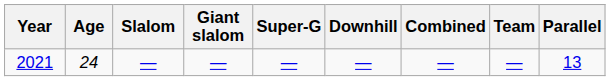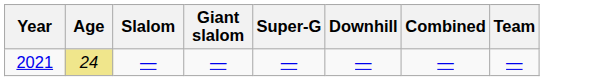- column: (572, 26)
(89, 62) no background -> (89, 62) khaki background
